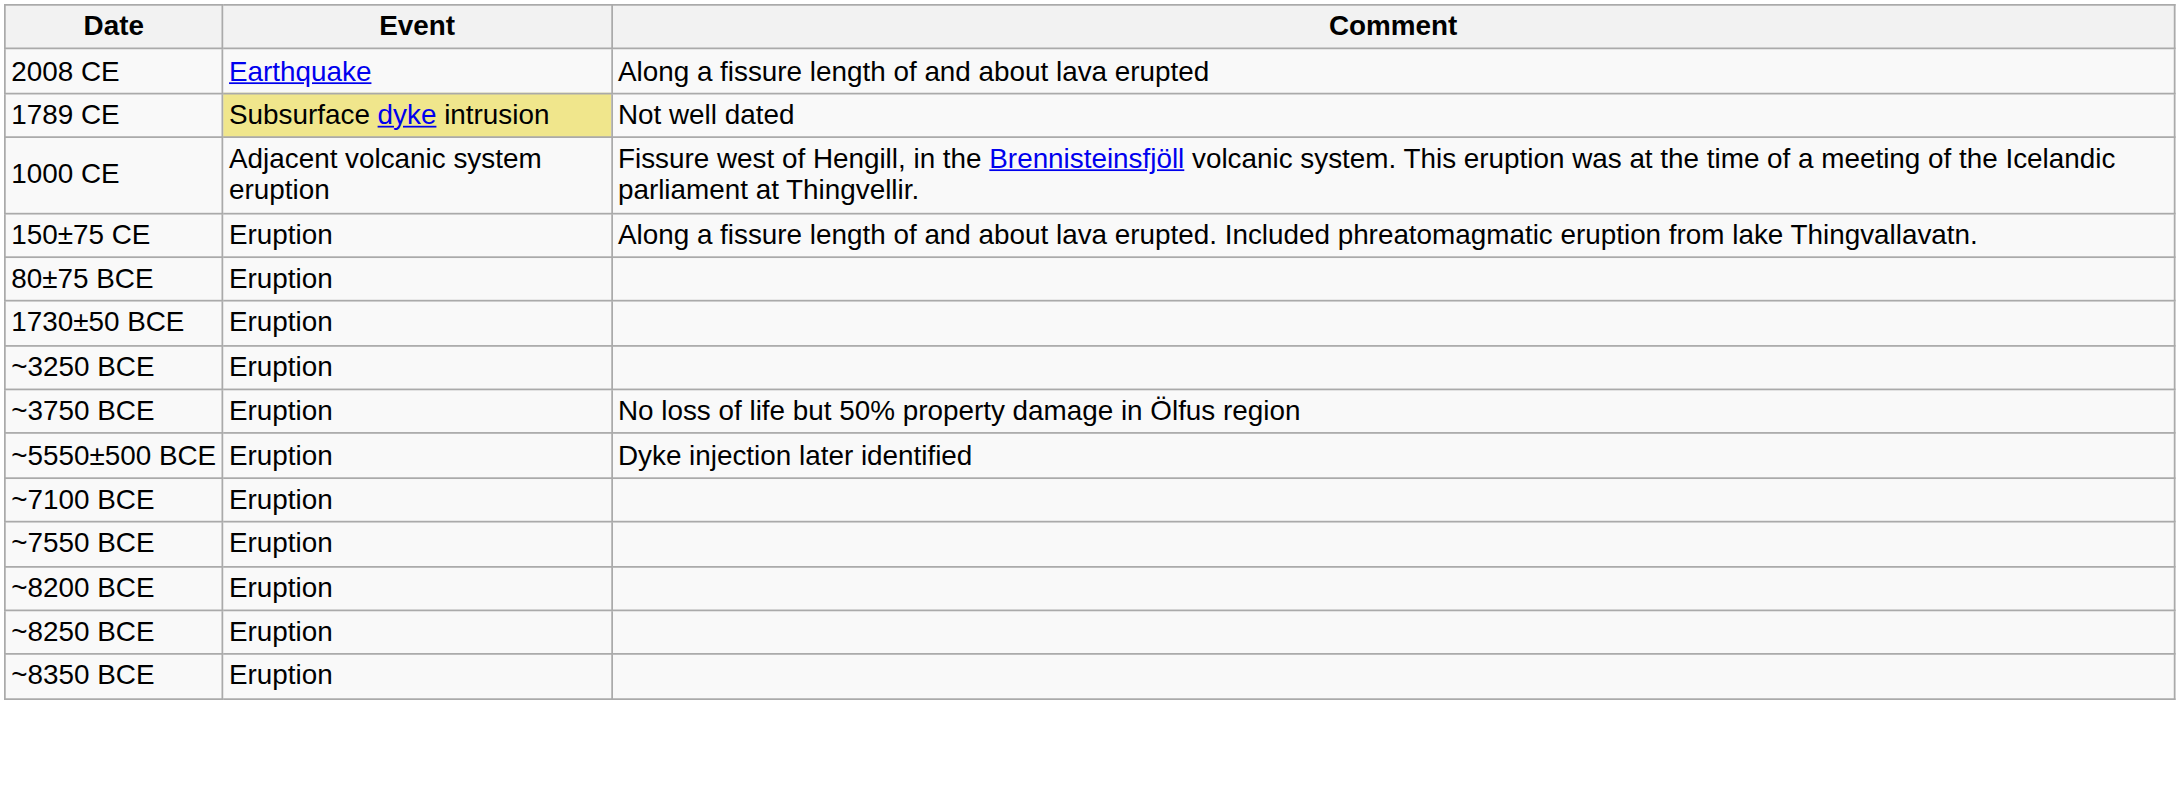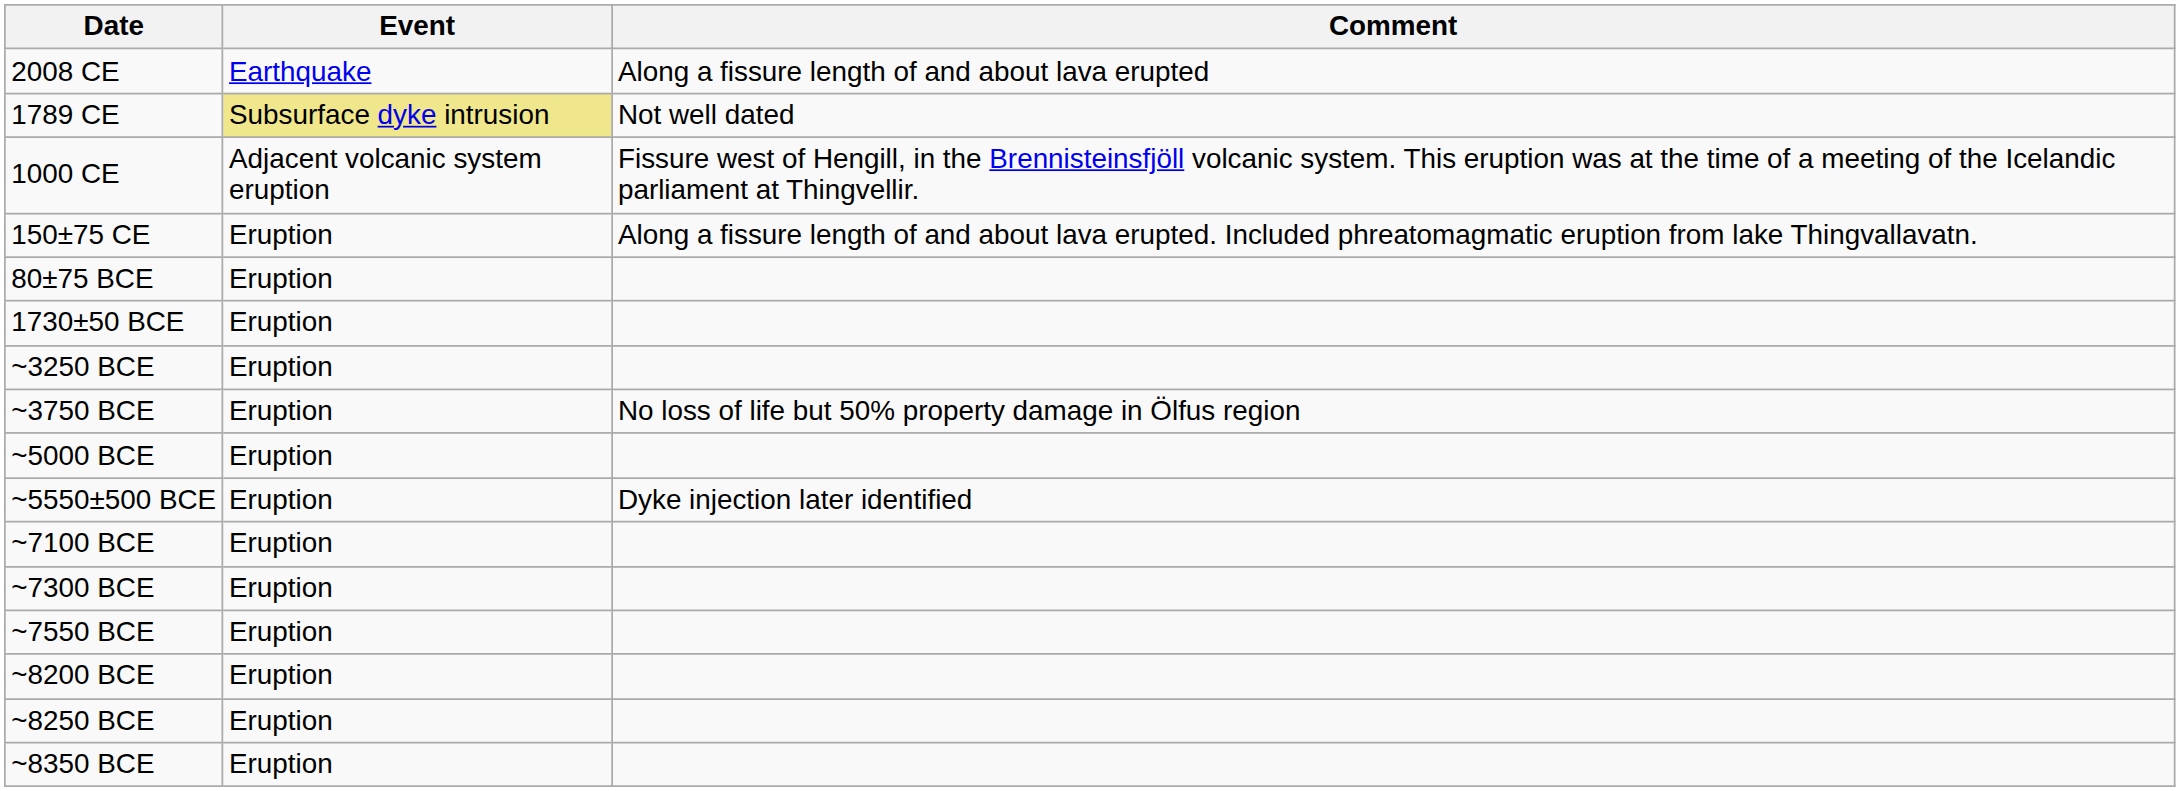+ row: (83, 455)
+ row: (83, 587)
